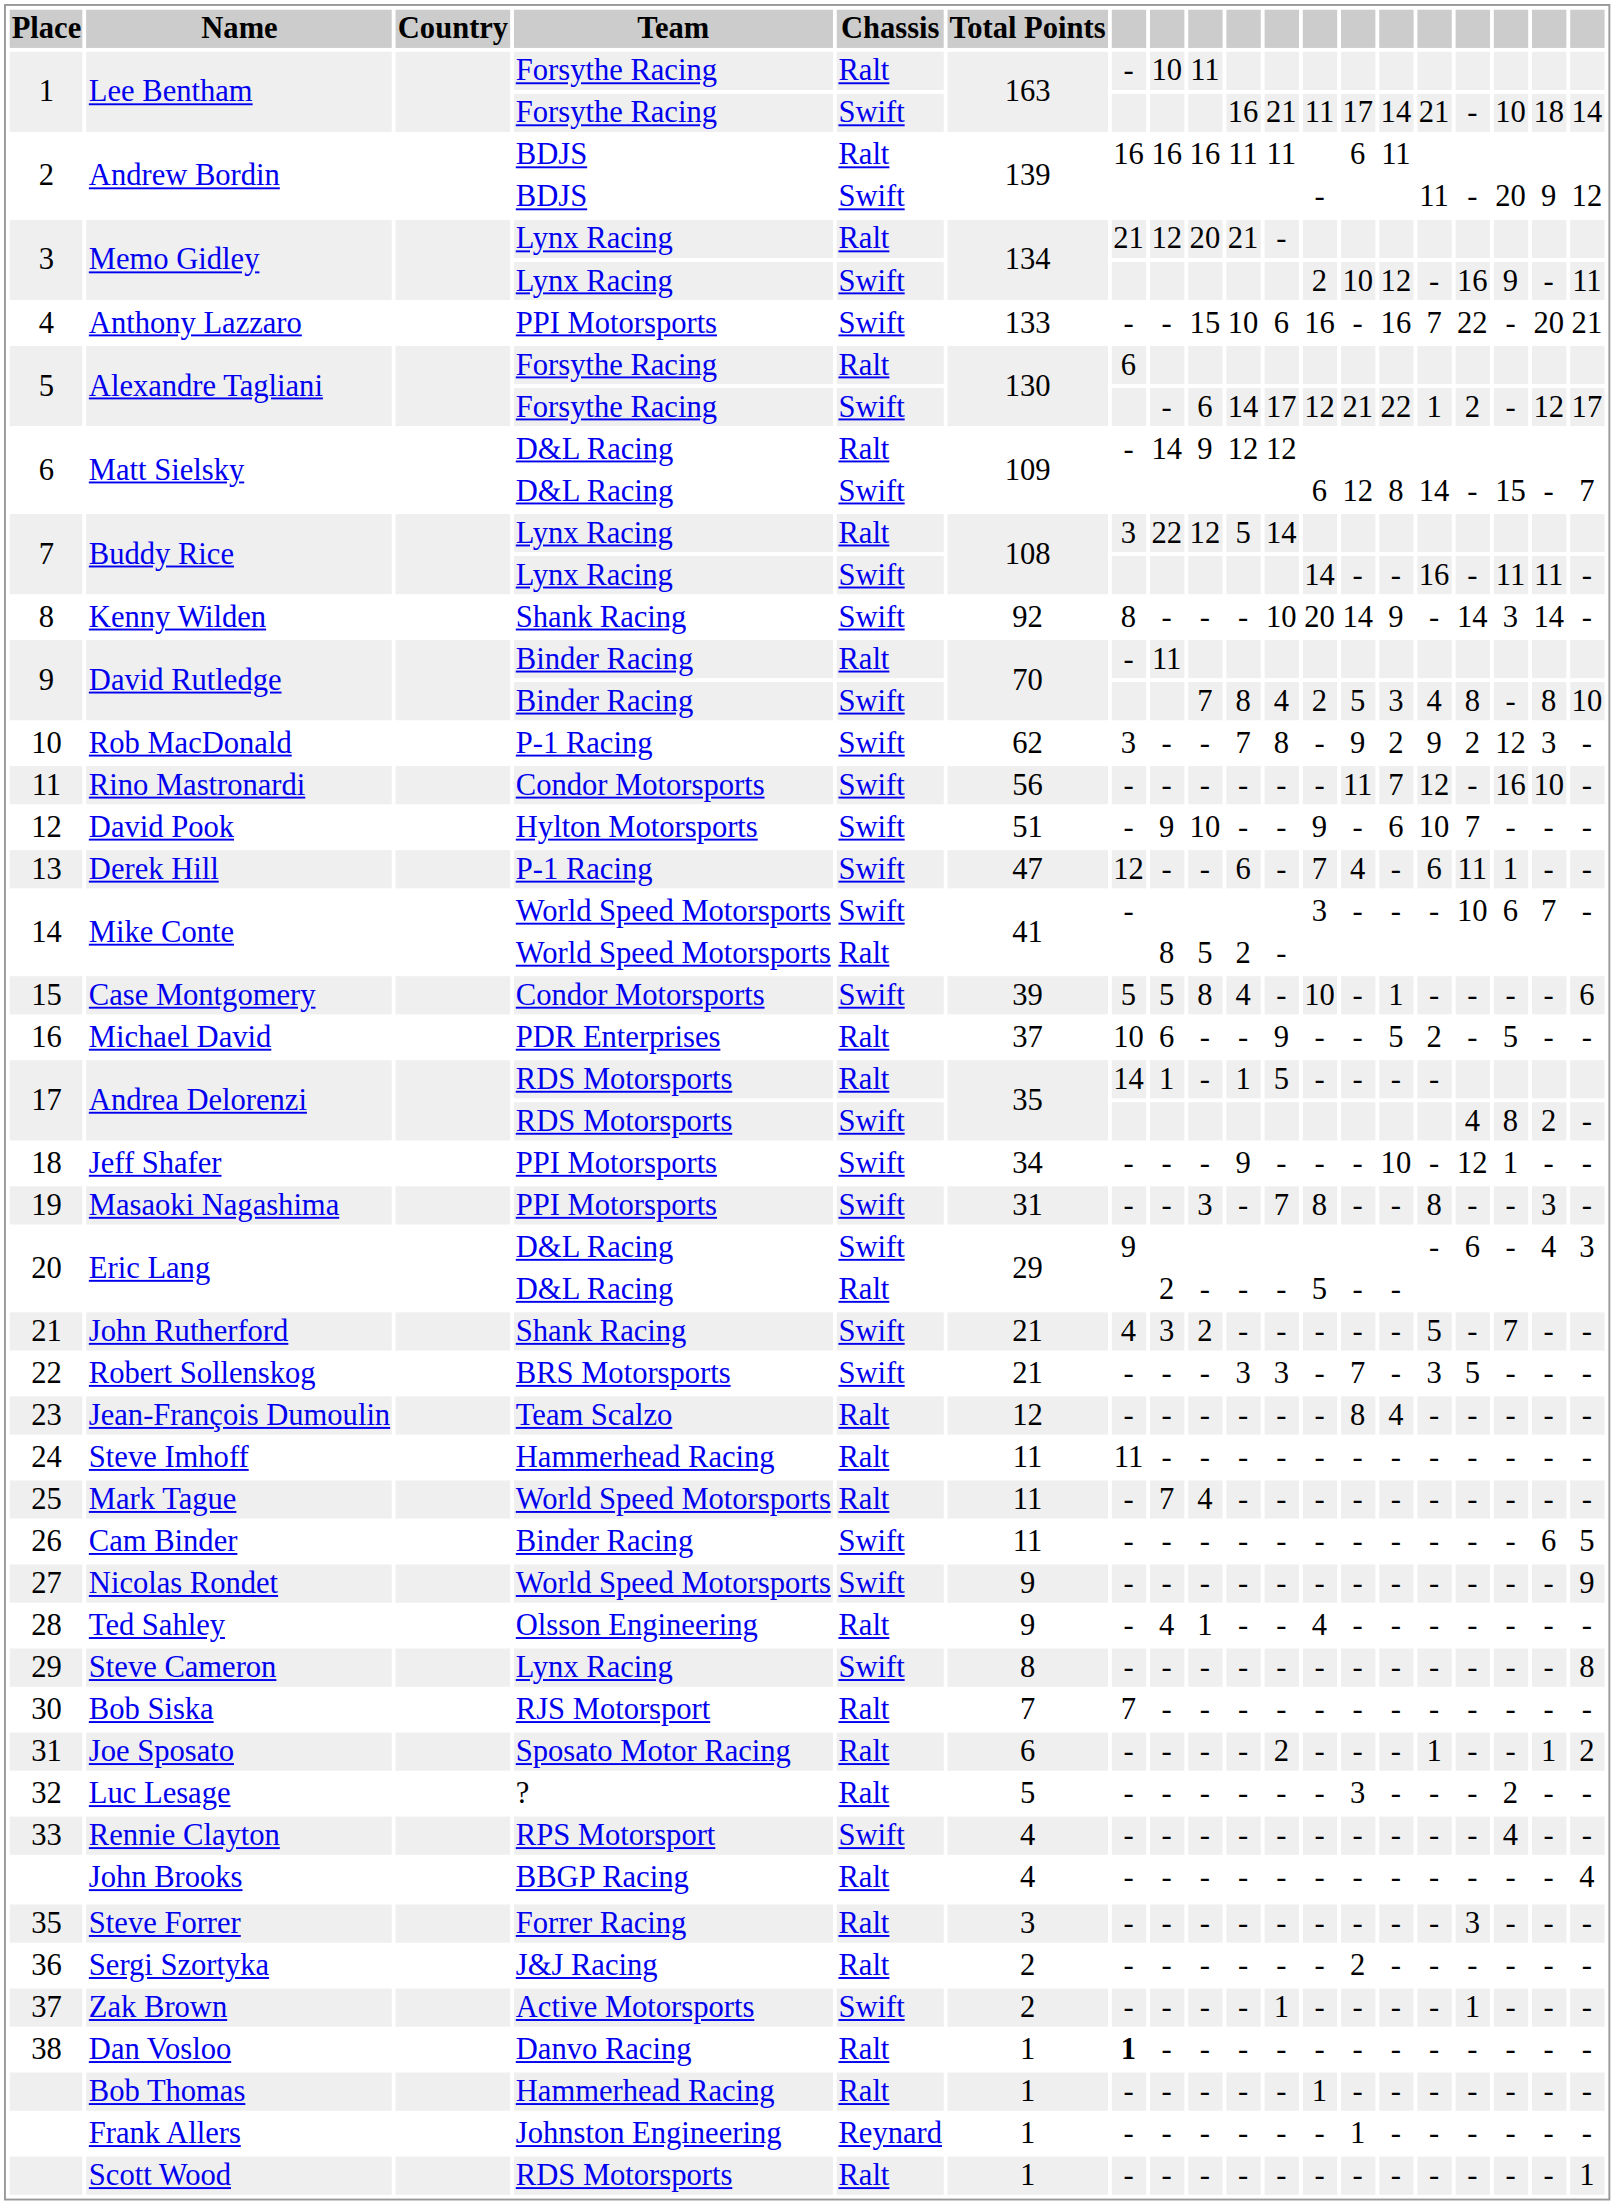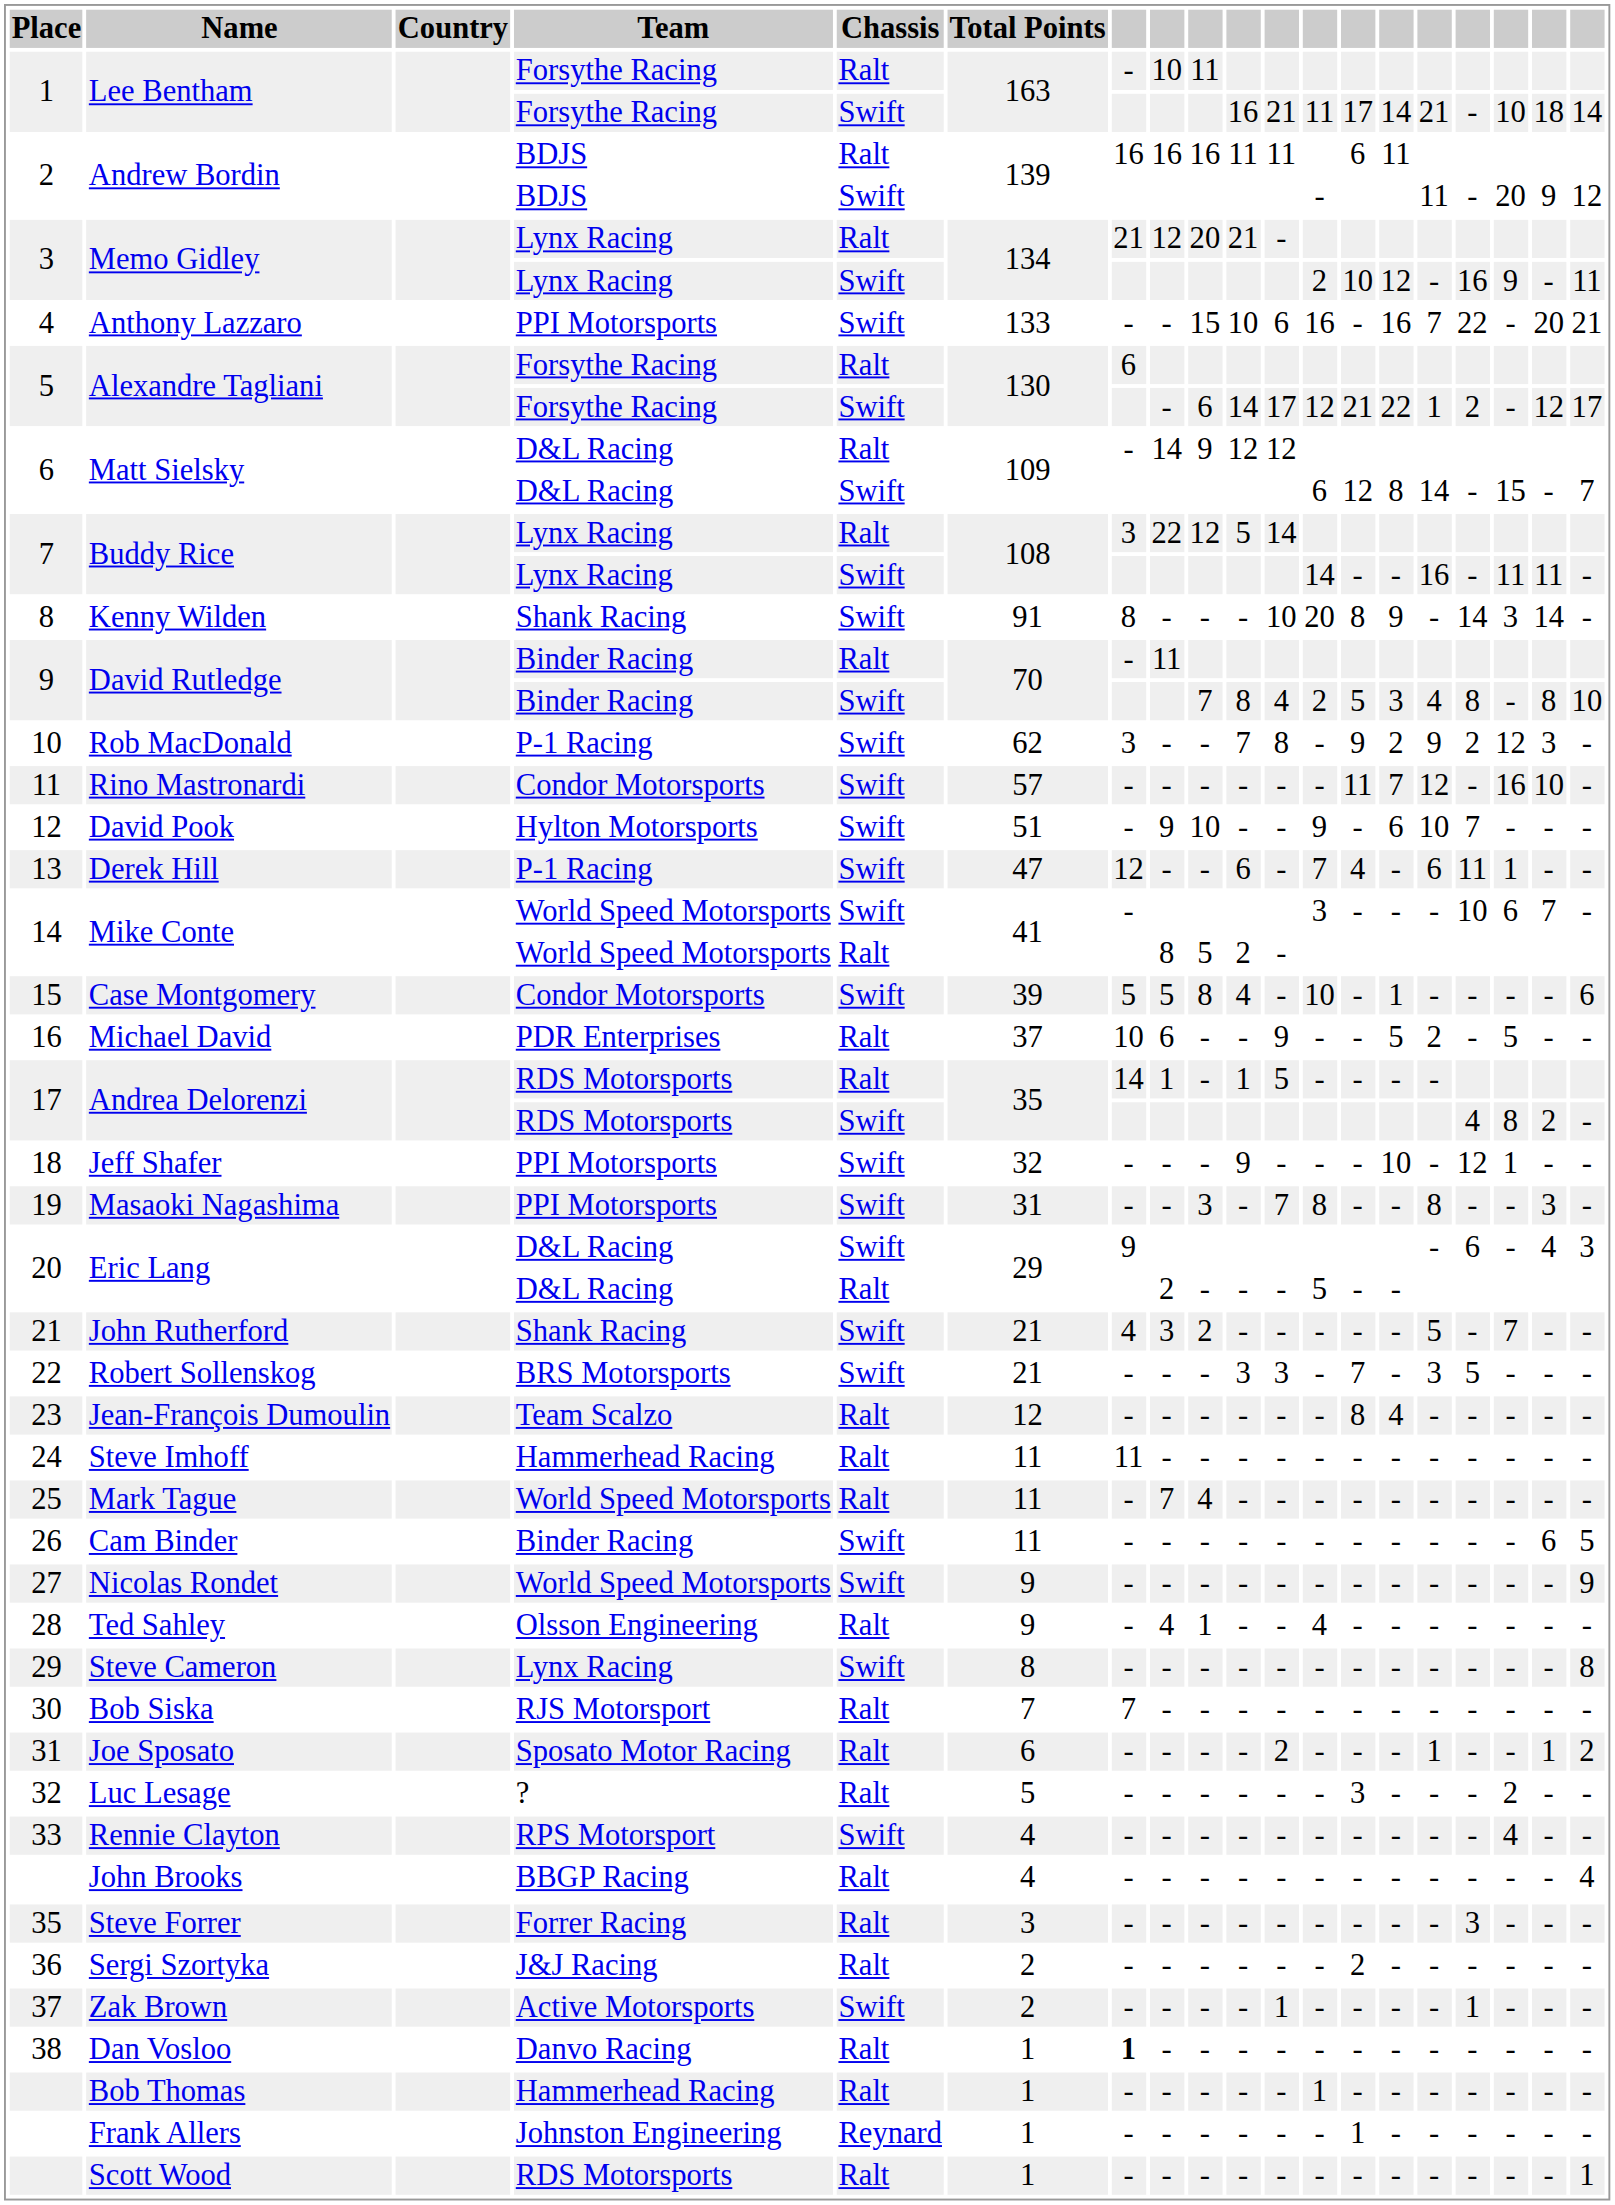(1028, 616) 92 -> (1028, 616) 91
(1358, 616) 14 -> (1358, 616) 8
(1028, 784) 56 -> (1028, 784) 57
(1028, 1162) 34 -> (1028, 1162) 32
